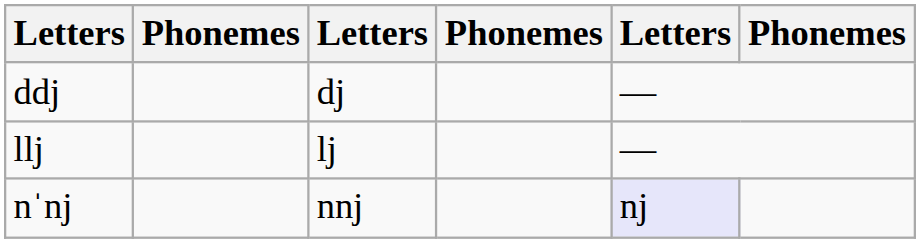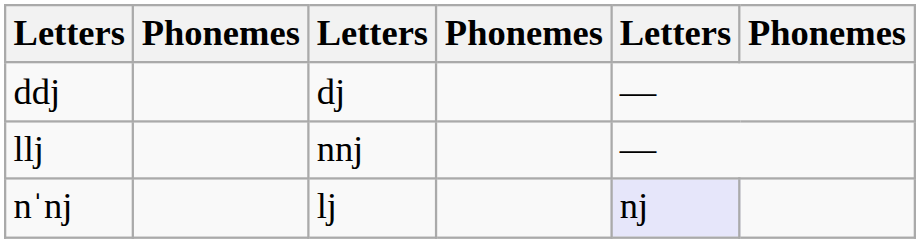(327, 149) lj -> (340, 149) nnj
(340, 206) nnj -> (327, 206) lj
